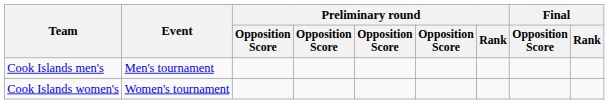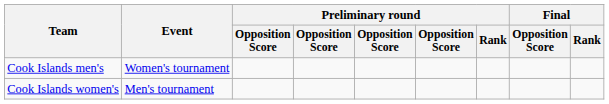(169, 68) Men's tournament -> (177, 68) Women's tournament
(177, 89) Women's tournament -> (169, 89) Men's tournament
